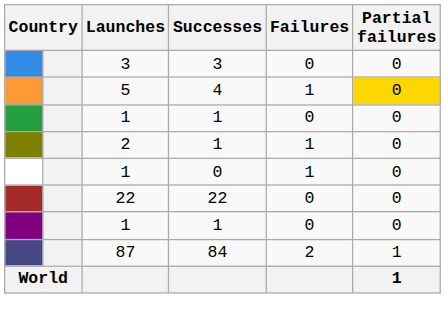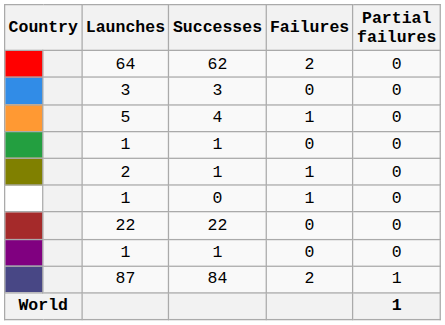+ row: (125, 64)
(397, 91) gold background -> (397, 118) no background
